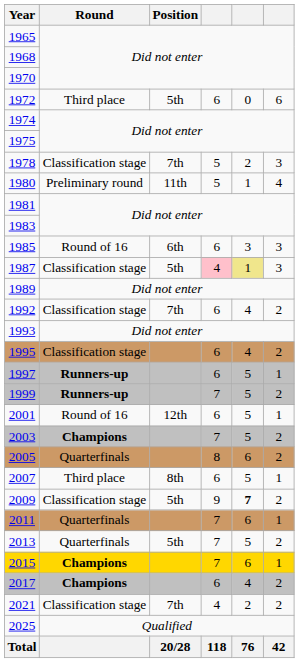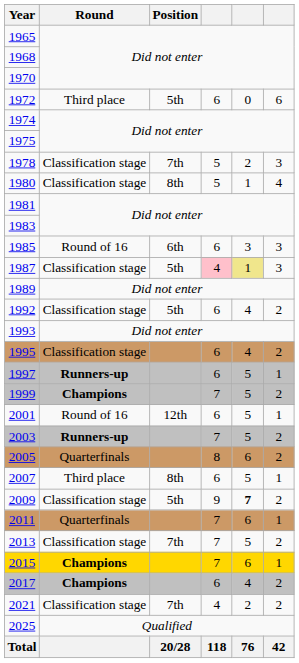(94, 183) Preliminary round -> (94, 183) Classification stage
(175, 183) 11th -> (175, 183) 8th
(175, 309) 7th -> (175, 309) 5th
(94, 394) Runners-up -> (94, 394) Champions
(94, 436) Champions -> (94, 436) Runners-up
(94, 541) Quarterfinals -> (94, 541) Classification stage
(175, 541) 5th -> (175, 541) 7th
